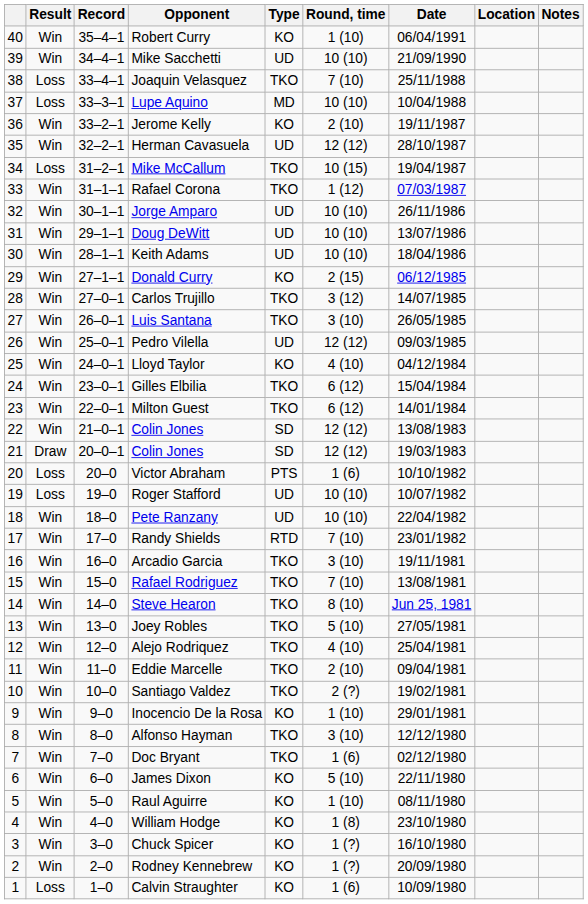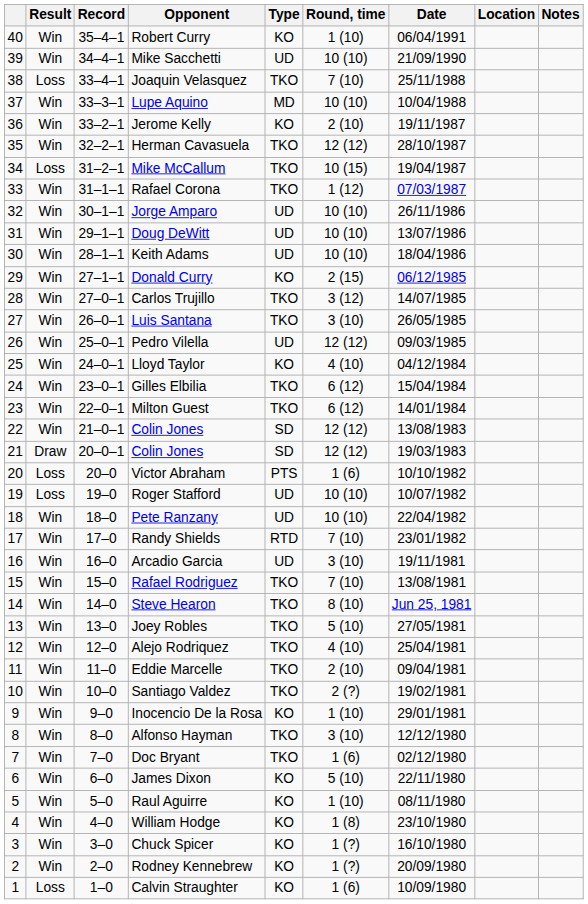(50, 102) Loss -> (50, 102) Win
(284, 146) UD -> (284, 146) TKO
(284, 560) TKO -> (284, 560) UD
